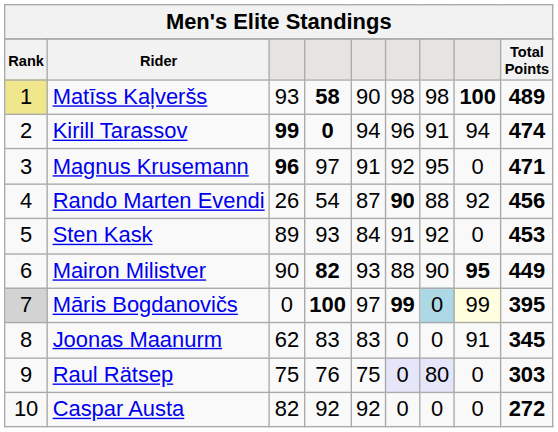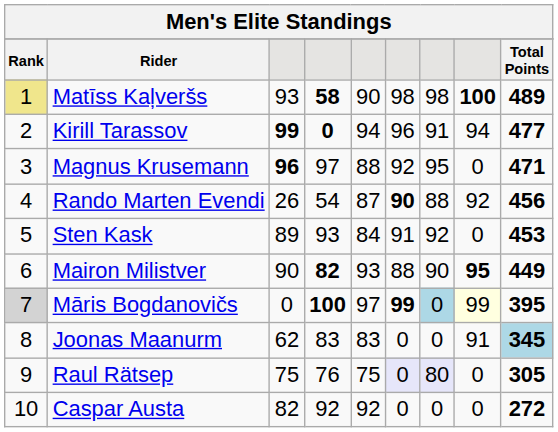(527, 131) 474 -> (527, 131) 477
(368, 166) 91 -> (368, 166) 88
(527, 340) no background -> (527, 340) lightblue background
(527, 374) 303 -> (527, 374) 305
